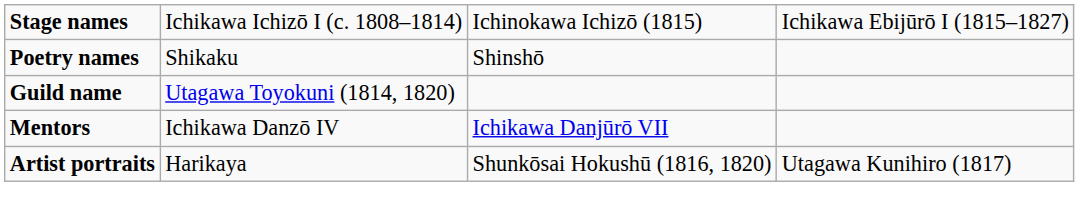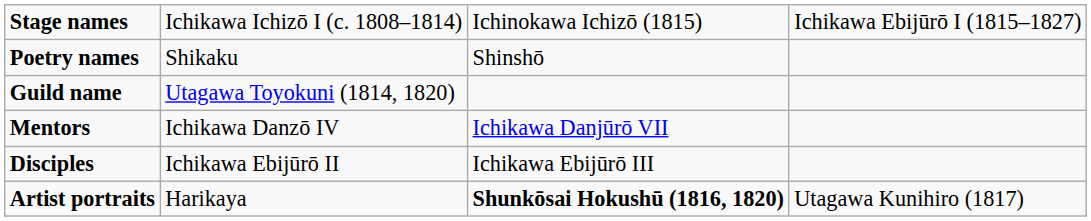+ row: (52, 163)
(622, 163) normal -> (628, 198) bold
